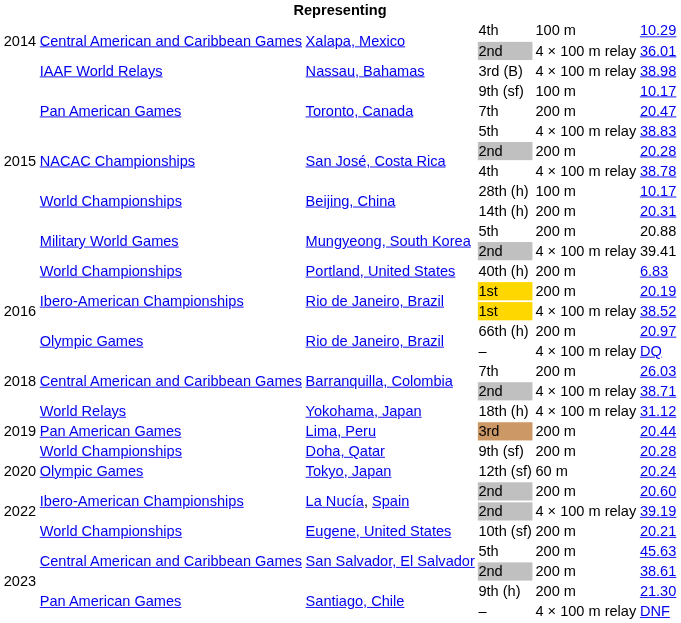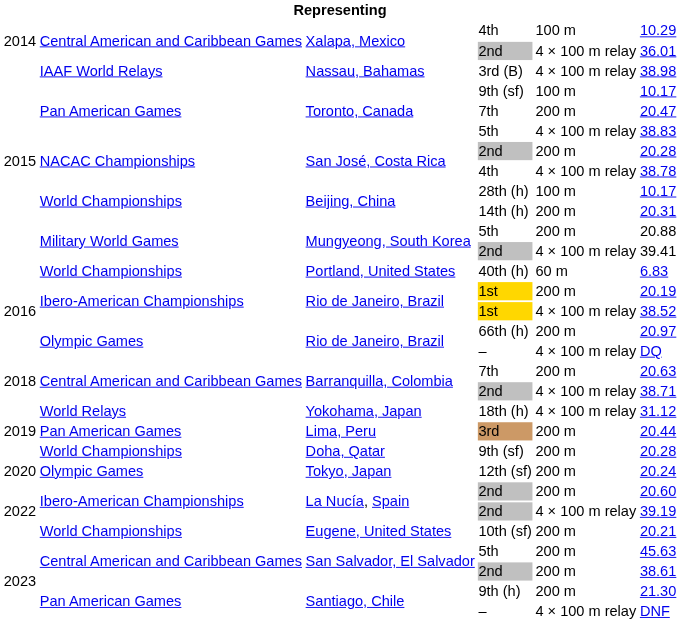(556, 271) 200 m -> (552, 271) 60 m
(658, 371) 26.03 -> (658, 371) 20.63
(552, 471) 60 m -> (556, 471) 200 m
